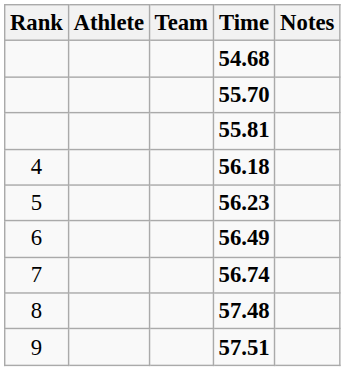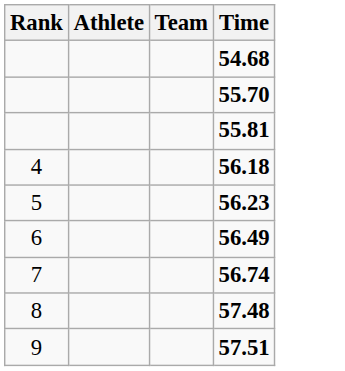- column: (307, 22)
